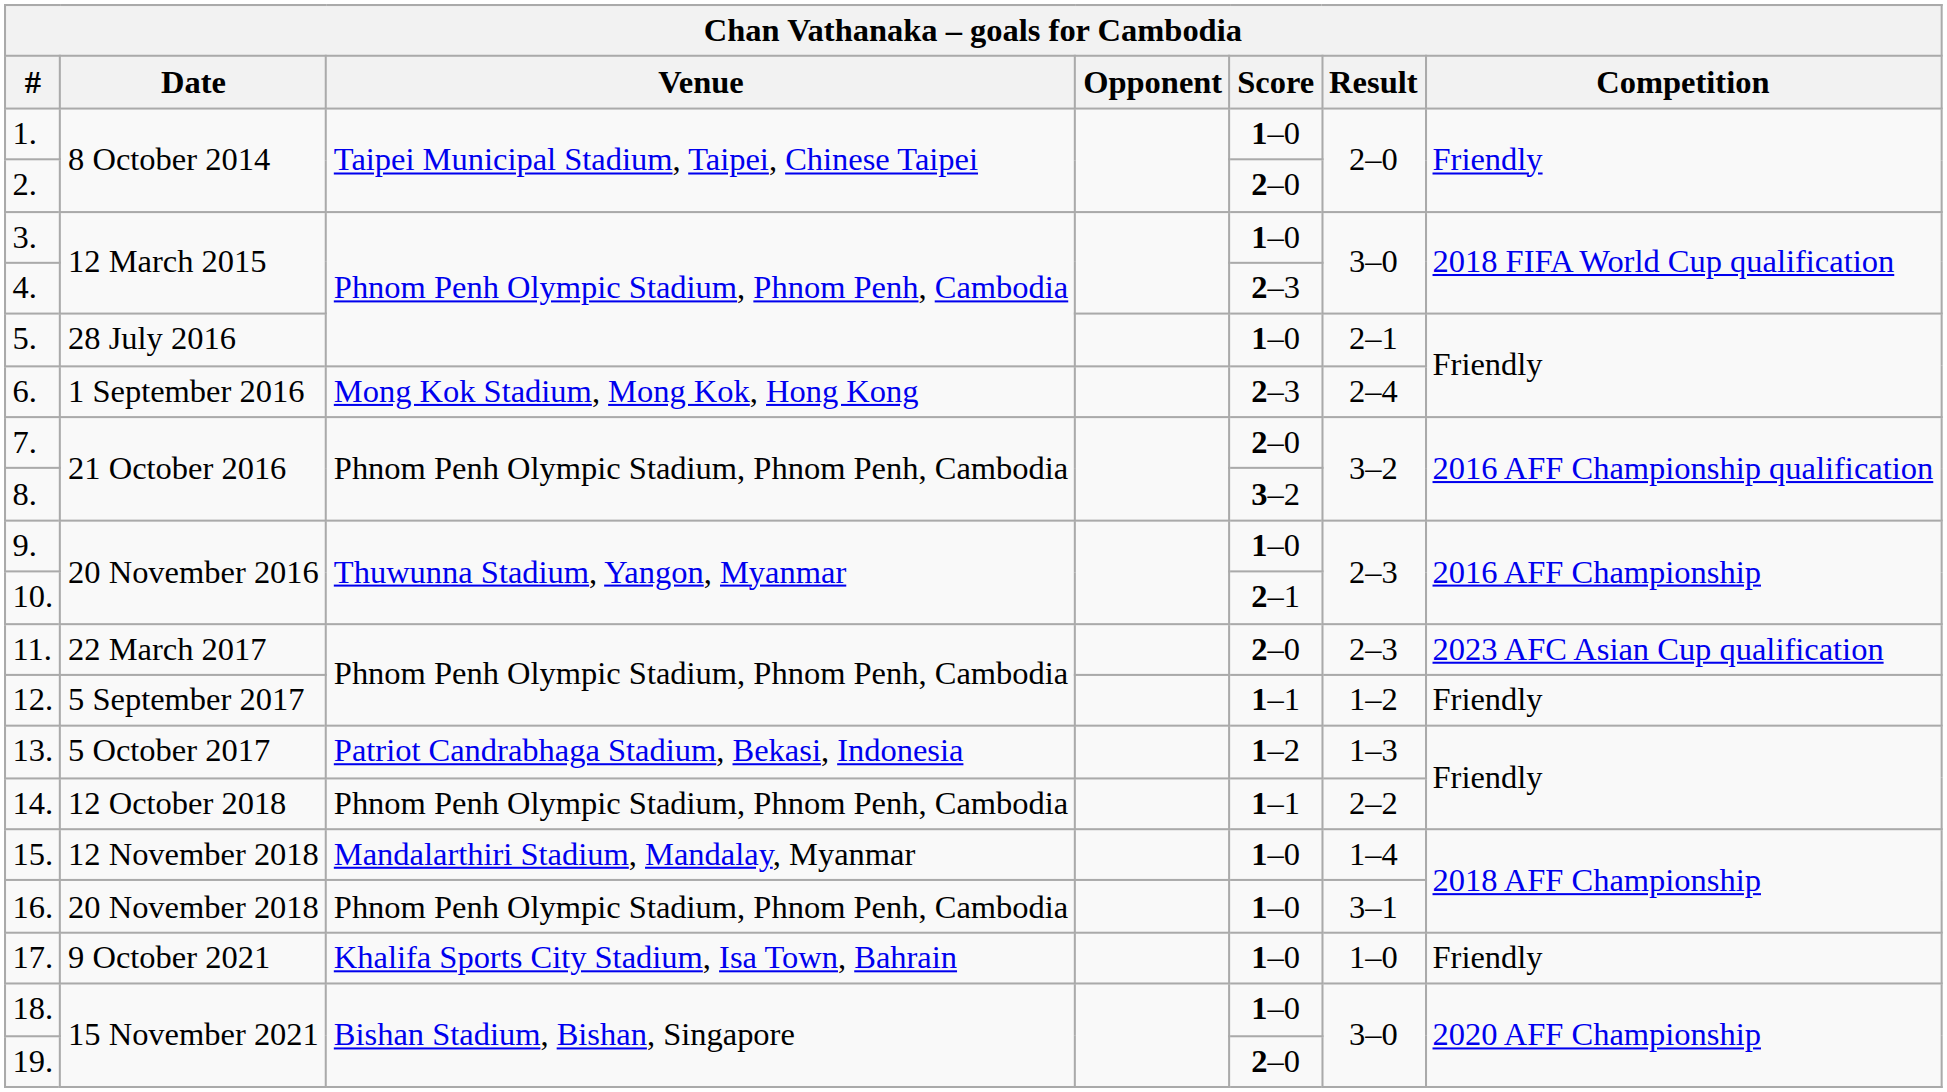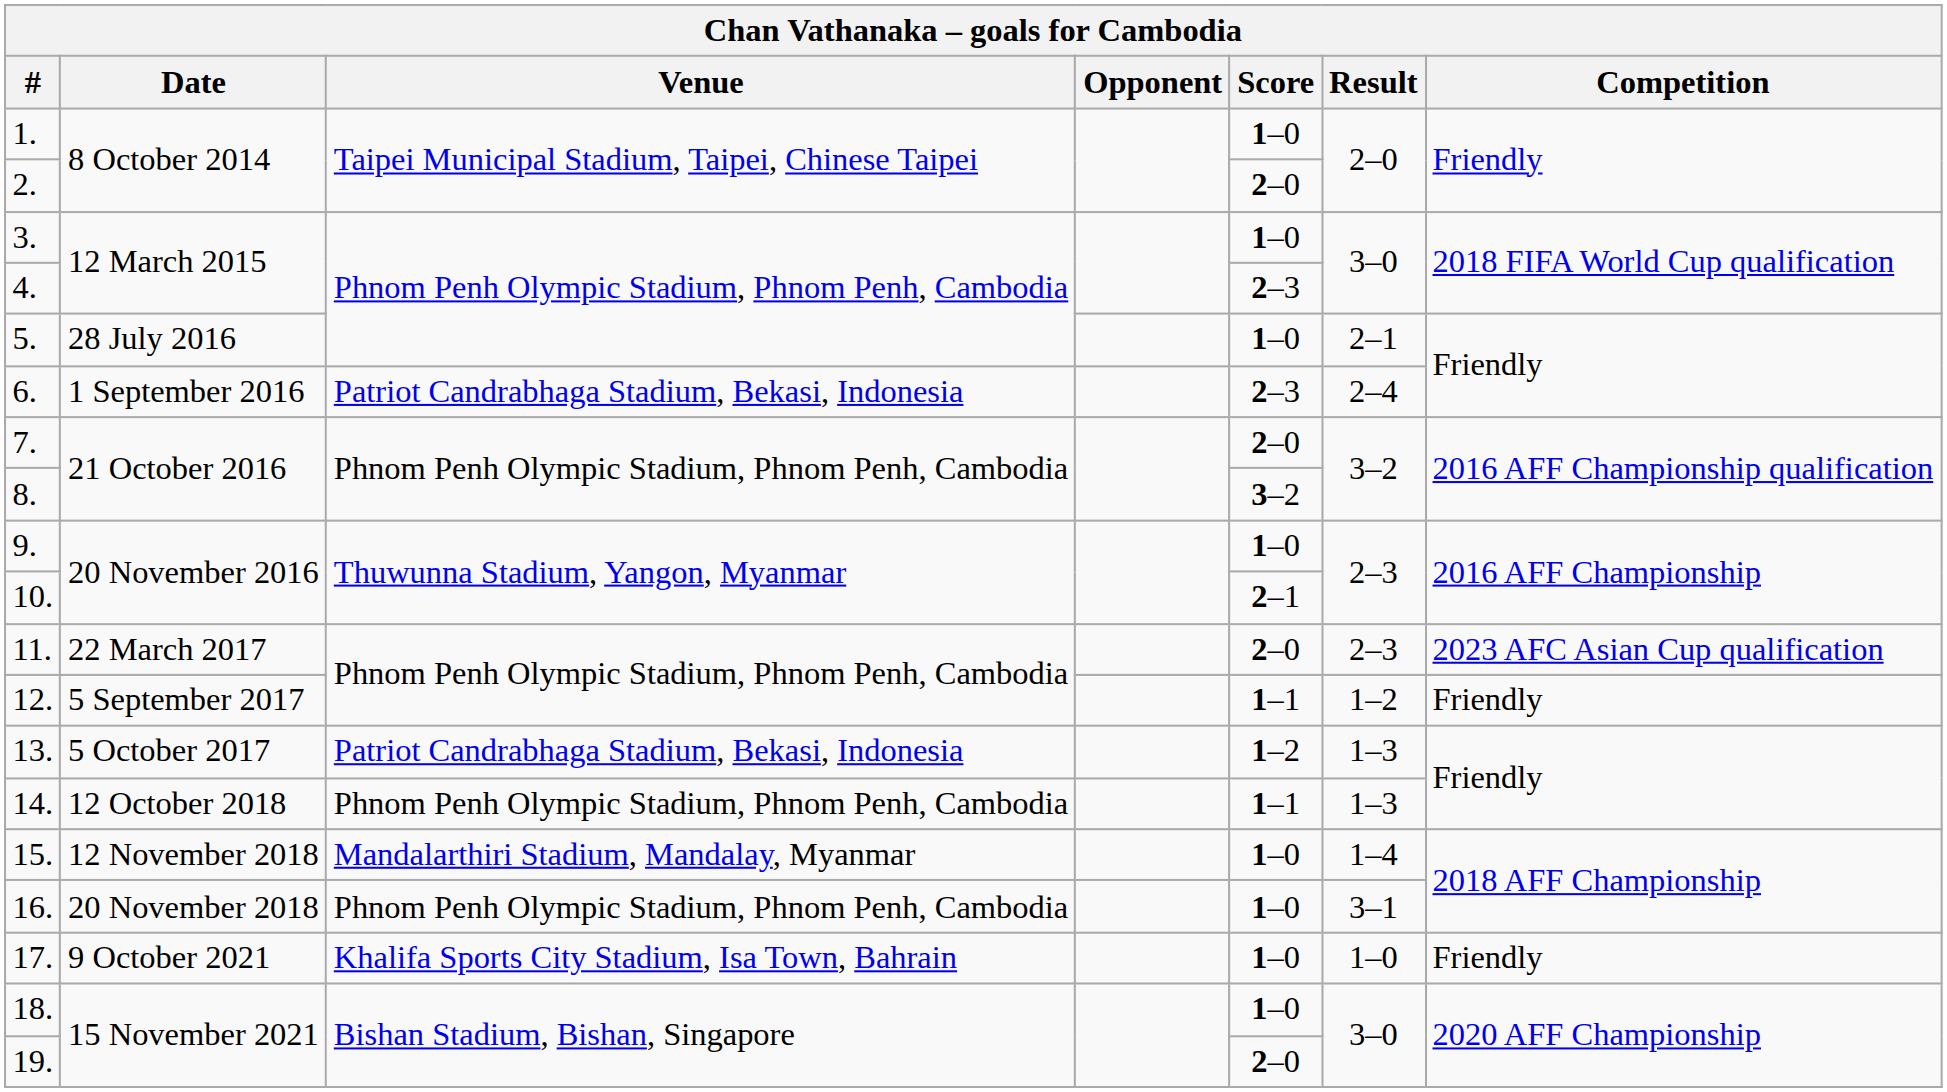(626, 390) Mong Kok Stadium, Mong Kok, Hong Kong -> (649, 390) Patriot Candrabhaga Stadium, Bekasi, Indonesia
(1373, 802) 2–2 -> (1373, 802) 1–3
